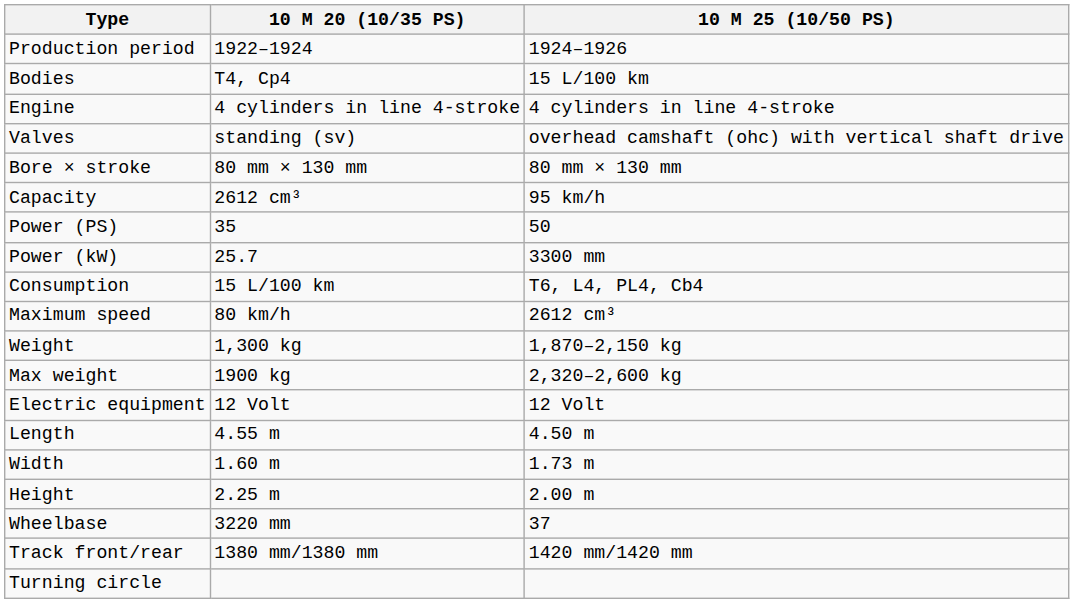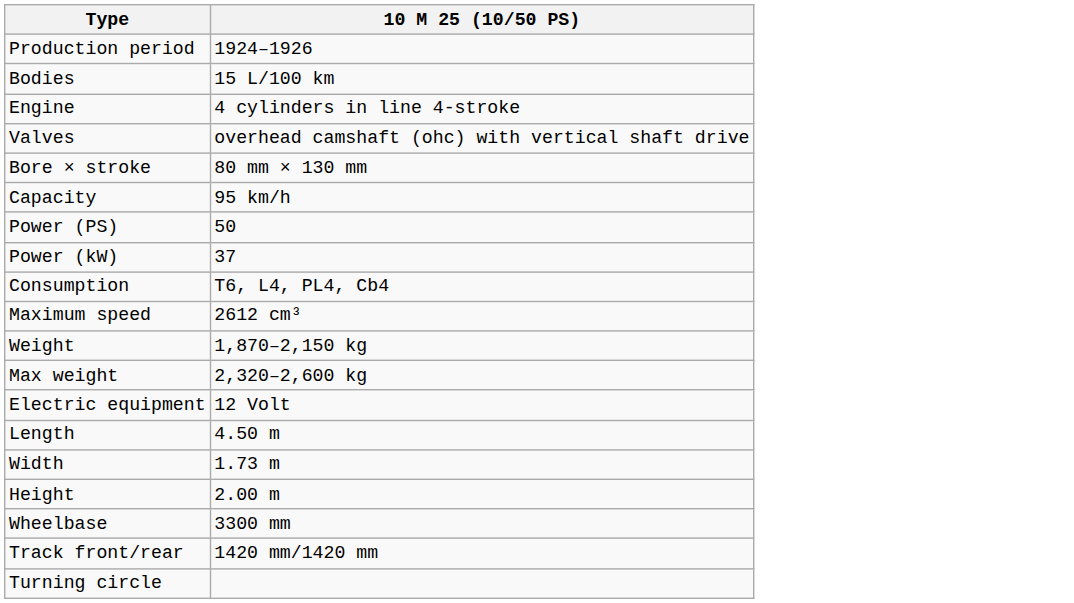- column: (367, 20)
(567, 257) 3300 mm -> (225, 257) 37
(540, 524) 37 -> (253, 524) 3300 mm
